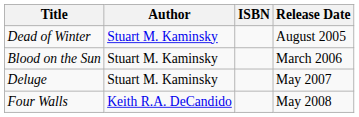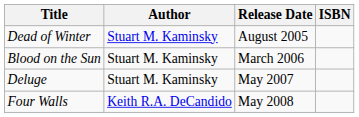columns swapped: (313, 15) <-> (254, 15)
